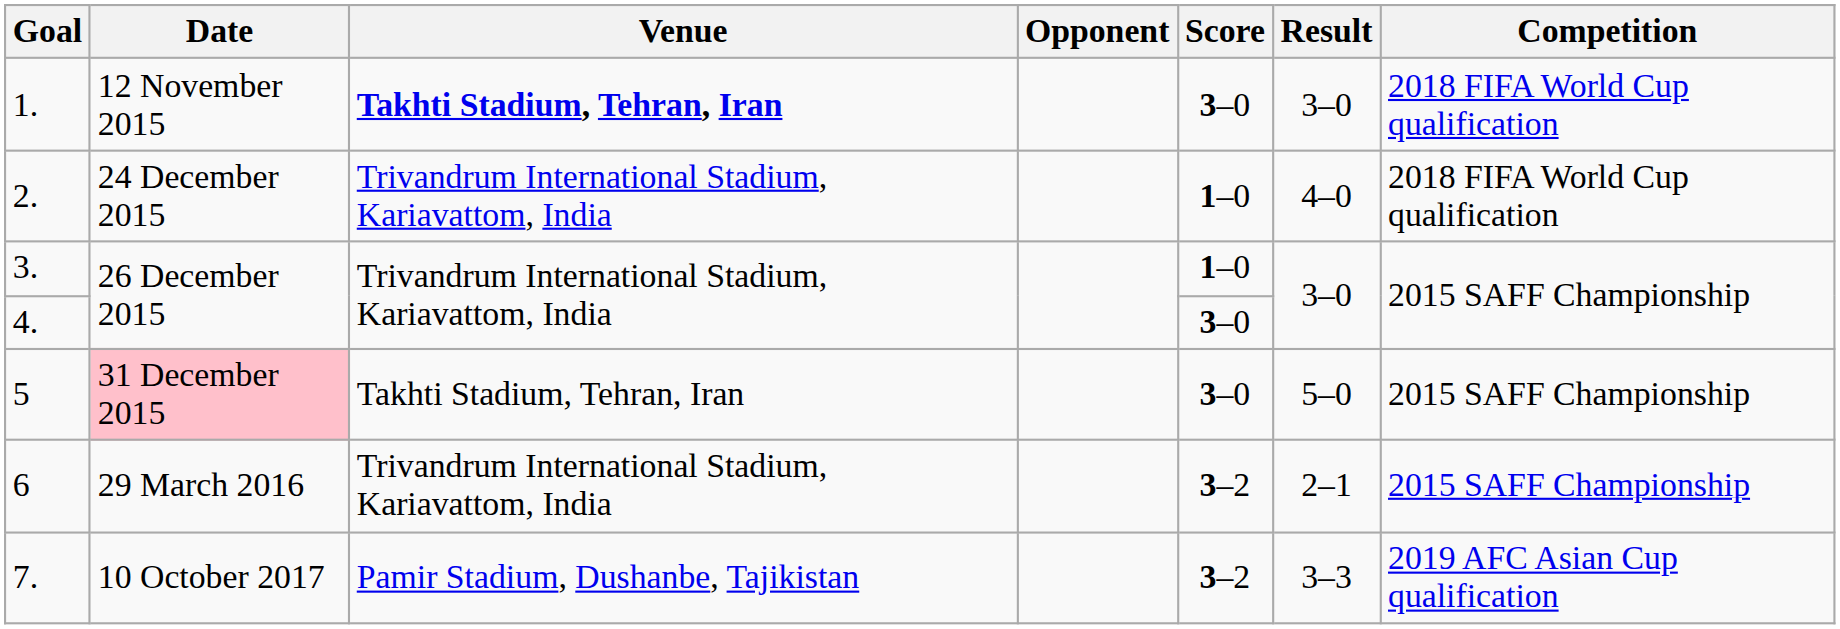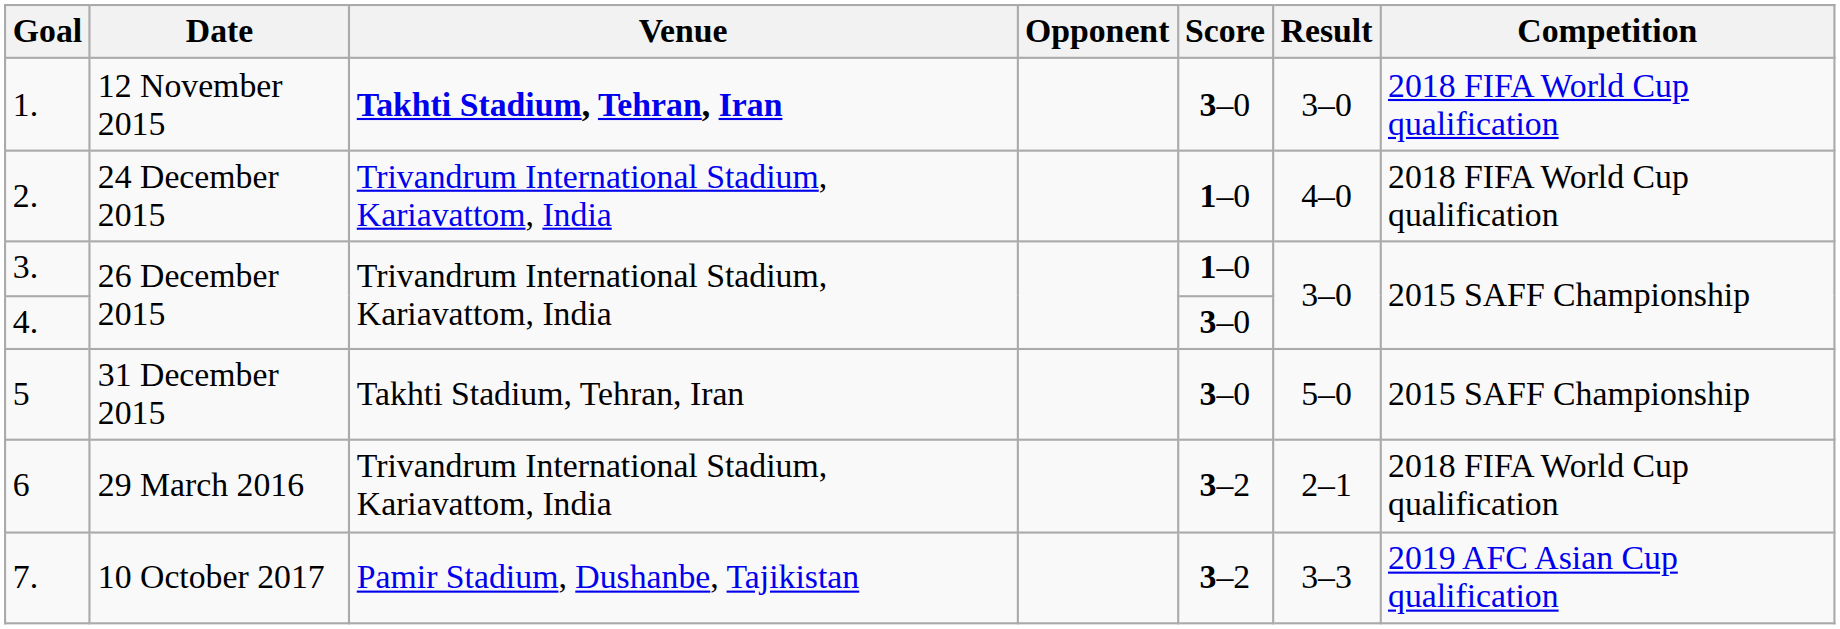(188, 393) pink background -> (188, 393) no background
(1569, 485) 2015 SAFF Championship -> (1538, 485) 2018 FIFA World Cup qualification
